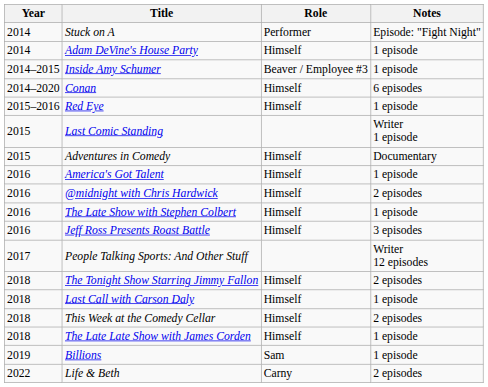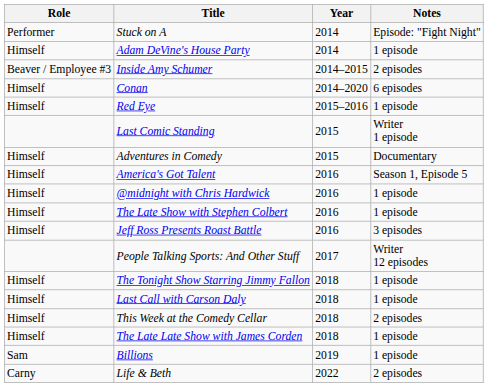columns swapped: (33, 13) <-> (316, 13)
(395, 69) 1 episode -> (398, 69) 2 episodes
(395, 175) 1 episode -> (420, 175) Season 1, Episode 5
(398, 193) 2 episodes -> (395, 193) 1 episode
(398, 280) 2 episodes -> (395, 280) 1 episode
